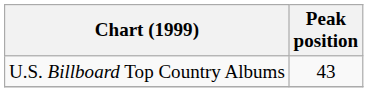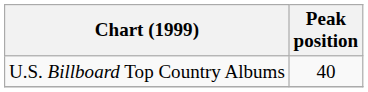(326, 71) 43 -> (326, 71) 40
